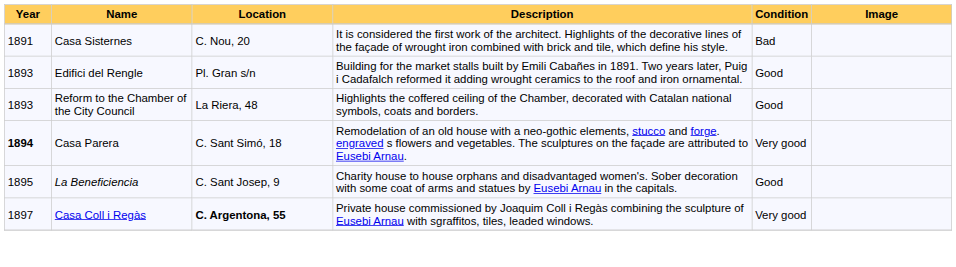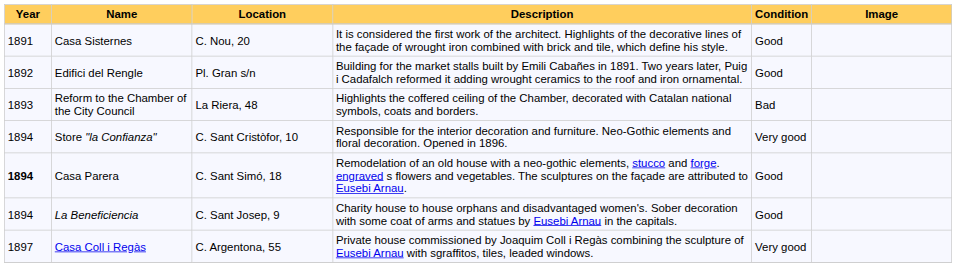(765, 40) Bad -> (769, 40) Good
(20, 72) 1893 -> (20, 72) 1892
(769, 104) Good -> (765, 104) Bad
+ row: (106, 137)
(781, 143) Very good -> (769, 175) Good
(20, 182) 1895 -> (20, 214) 1894
(241, 214) bold -> (238, 246) normal
